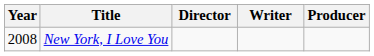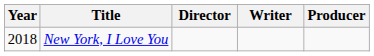(22, 39) 2008 -> (22, 39) 2018
